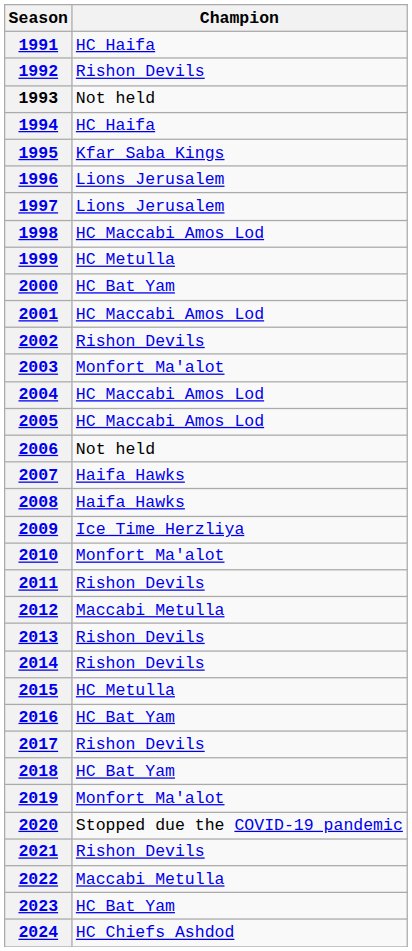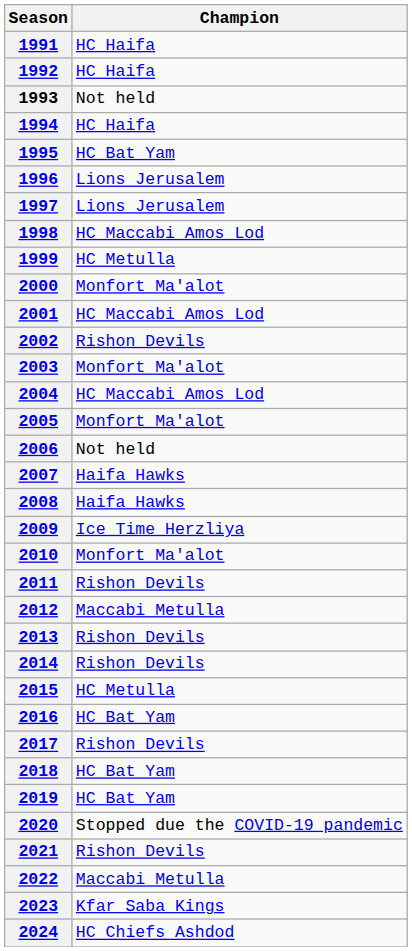(140, 72) Rishon Devils -> (116, 72) HC Haifa
(150, 153) Kfar Saba Kings -> (125, 153) HC Bat Yam
(125, 287) HC Bat Yam -> (150, 287) Monfort Ma'alot
(170, 422) HC Maccabi Amos Lod -> (150, 422) Monfort Ma'alot
(150, 798) Monfort Ma'alot -> (125, 798) HC Bat Yam
(125, 906) HC Bat Yam -> (150, 906) Kfar Saba Kings
